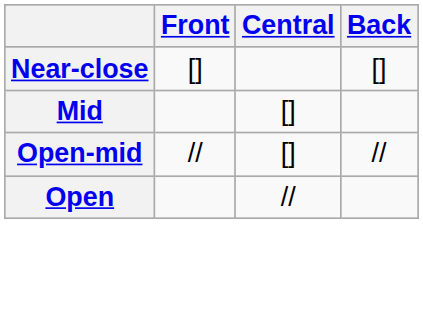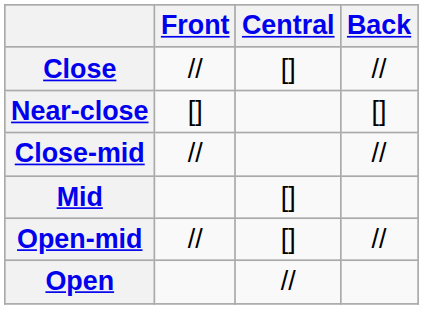+ row: (80, 68)
+ row: (80, 153)
